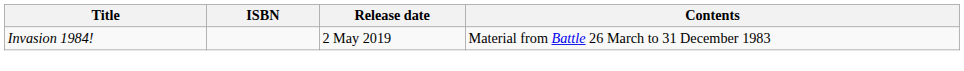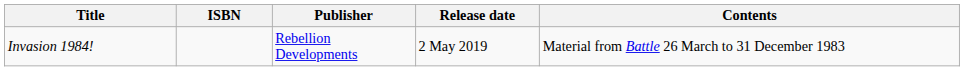+ column: (344, 15)
